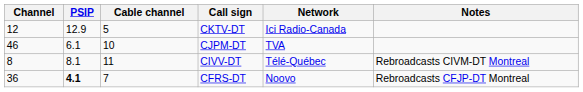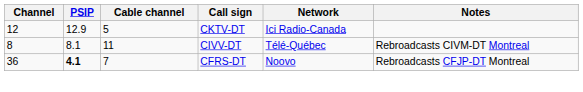- row: (223, 45)
